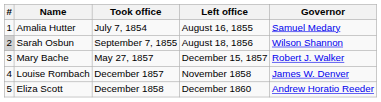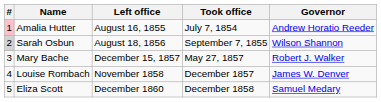columns swapped: (136, 12) <-> (225, 12)
(9, 27) no background -> (9, 27) pink background
(306, 27) Samuel Medary -> (323, 27) Andrew Horatio Reeder
(323, 89) Andrew Horatio Reeder -> (306, 89) Samuel Medary
